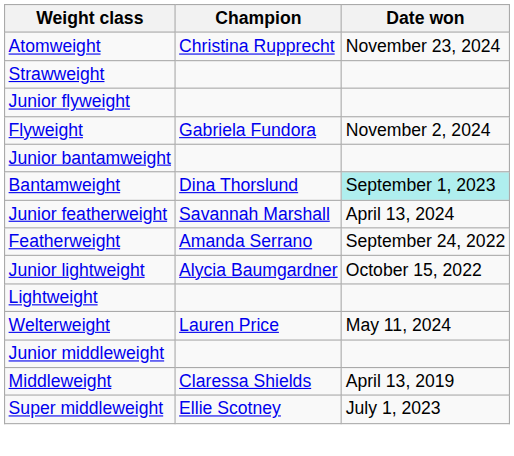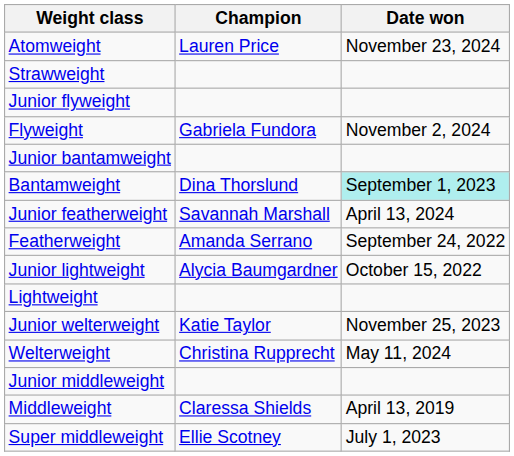(257, 46) Christina Rupprecht -> (229, 46) Lauren Price
+ row: (84, 325)
(229, 325) Lauren Price -> (257, 353) Christina Rupprecht
